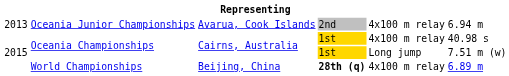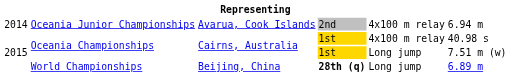(16, 24) 2013 -> (16, 24) 2014
(407, 67) 4x100 m relay -> (395, 67) Long jump
